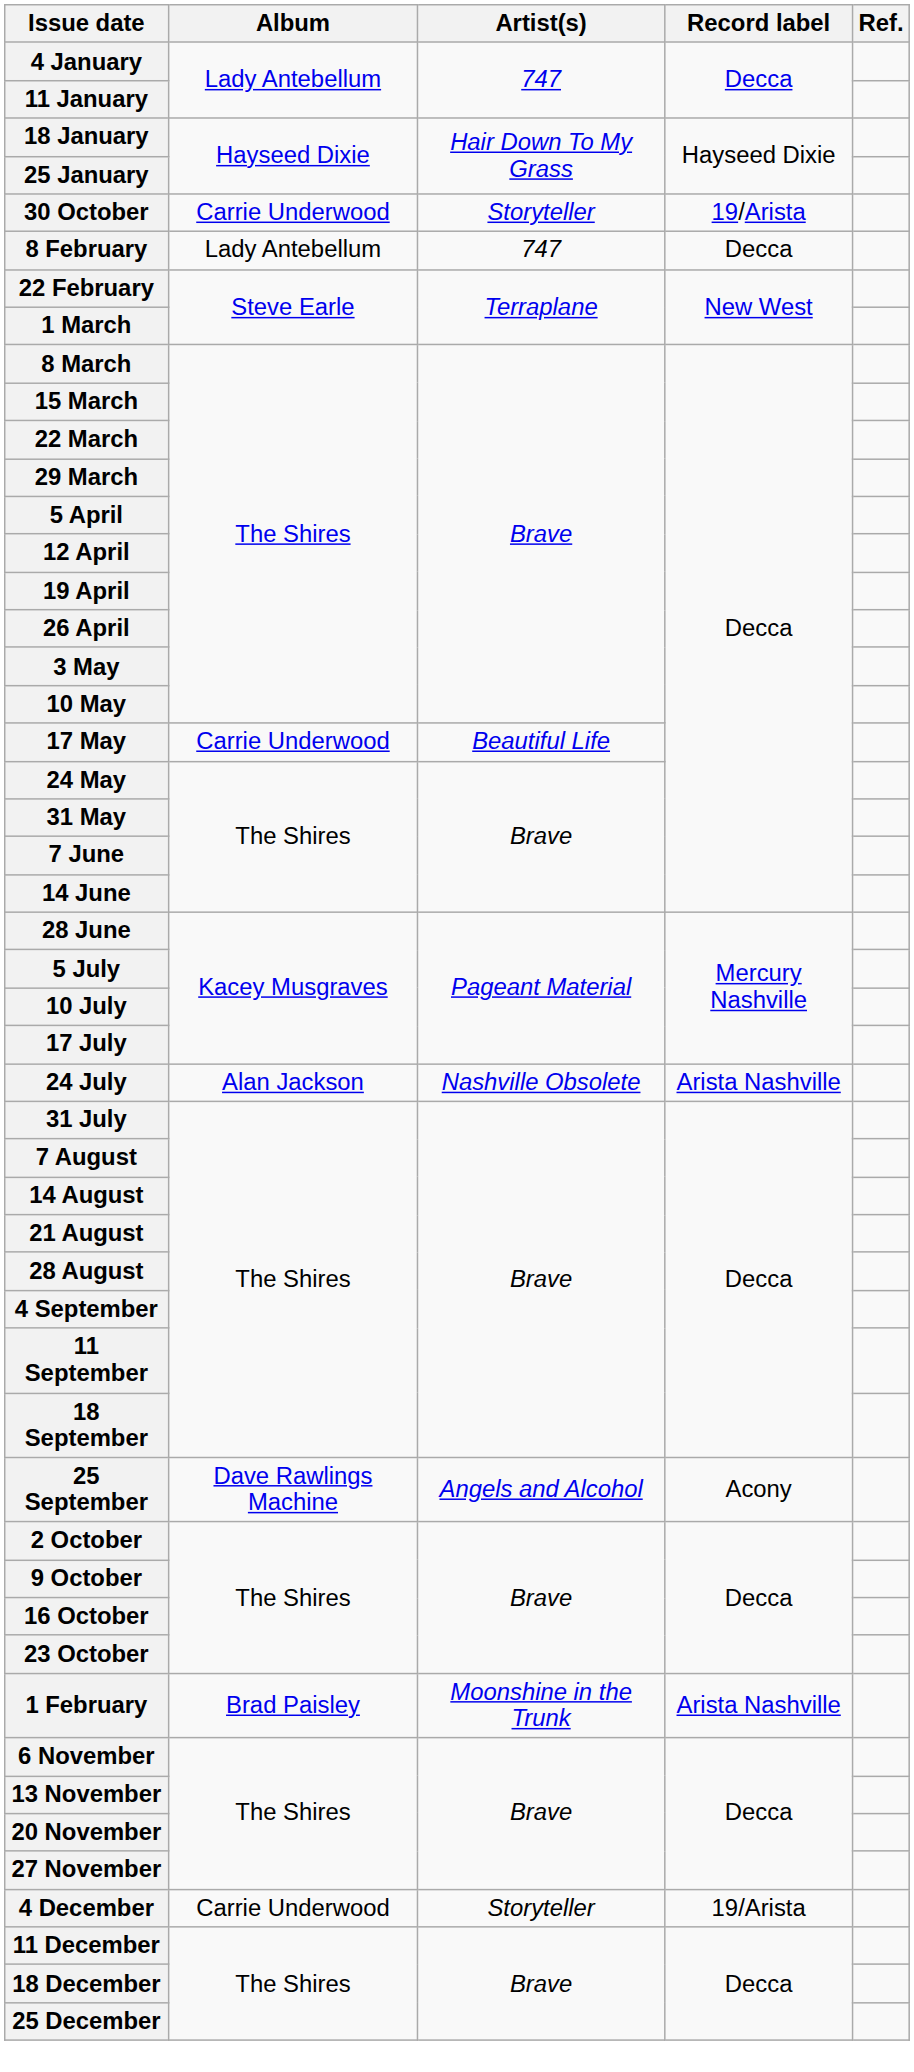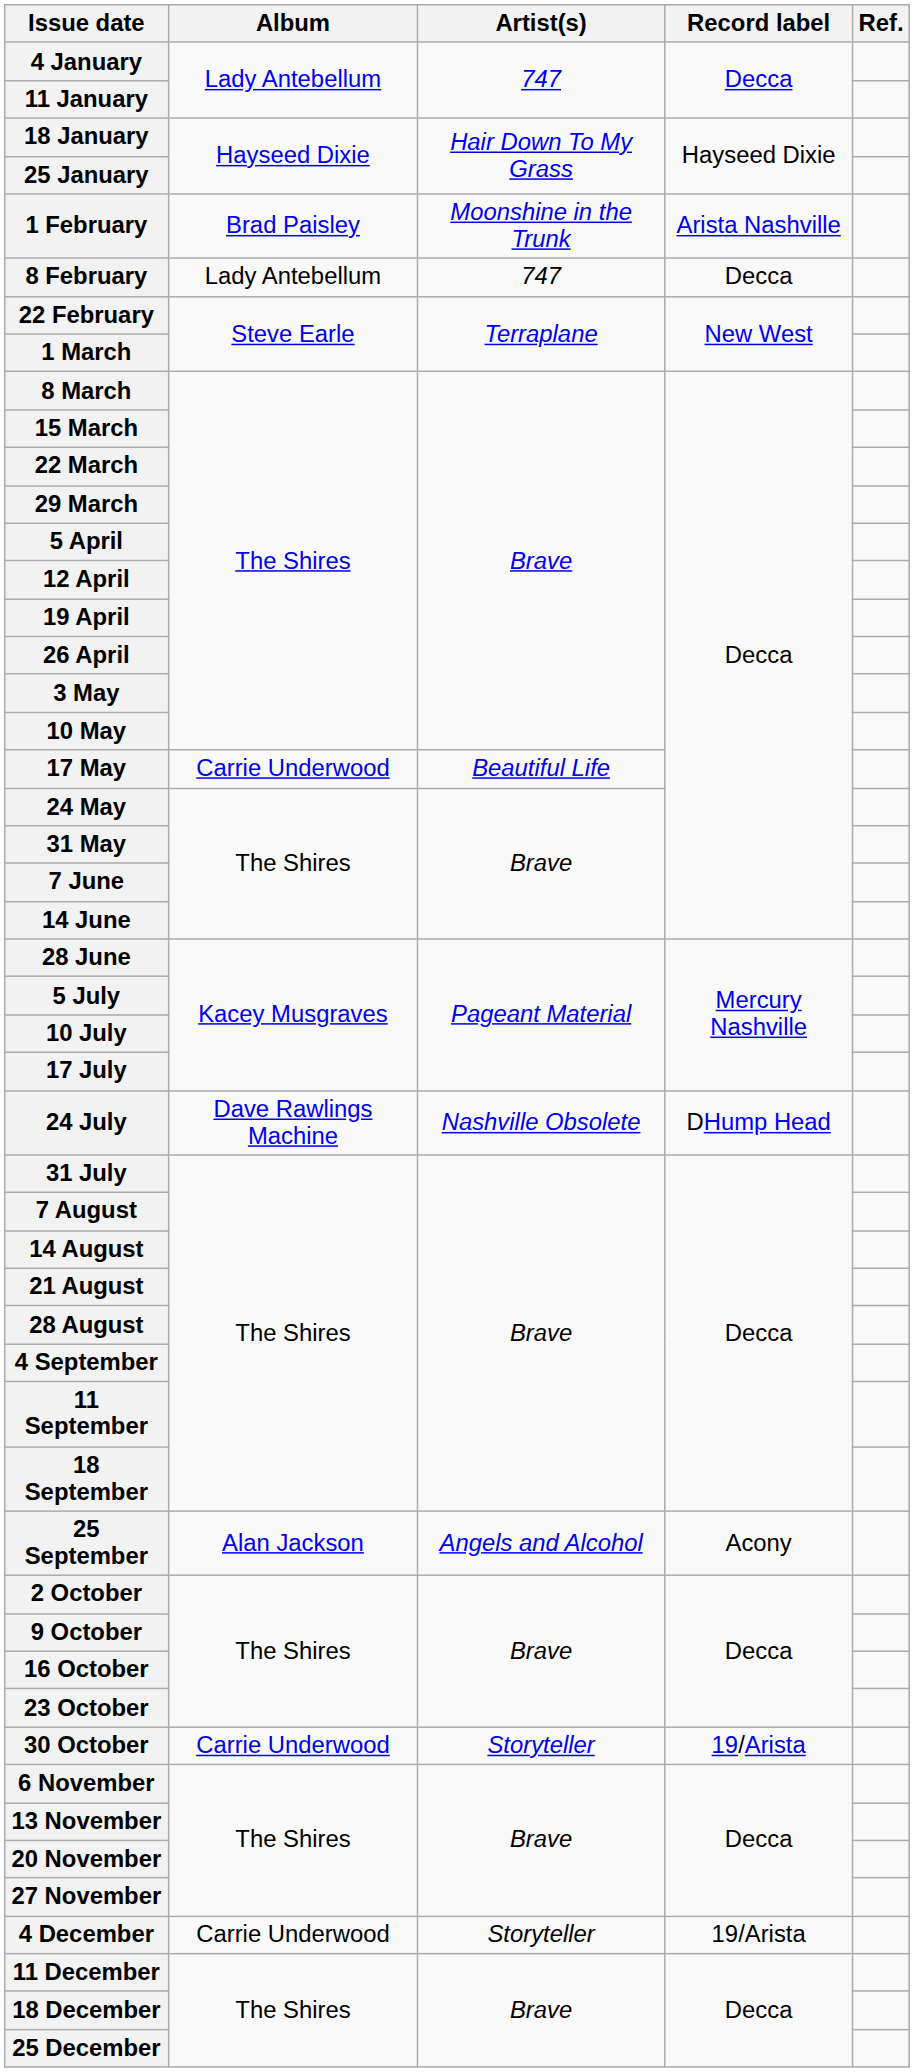rows swapped: (86, 1705) <-> (86, 212)
(293, 1082) Alan Jackson -> (293, 1122) Dave Rawlings Machine
(759, 1082) Arista Nashville -> (759, 1122) DHump Head
(293, 1489) Dave Rawlings Machine -> (293, 1543) Alan Jackson
